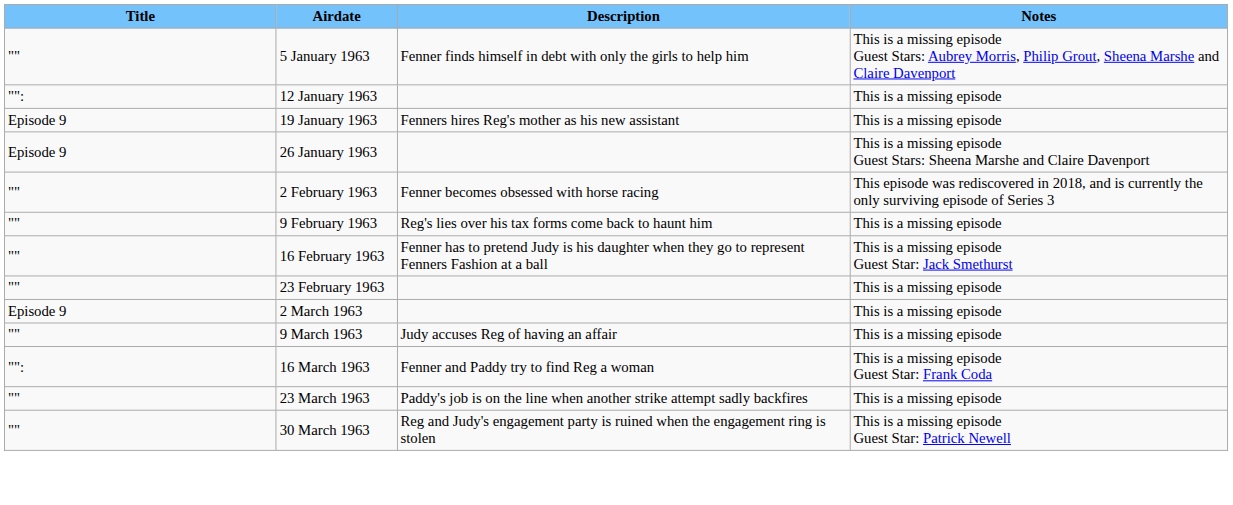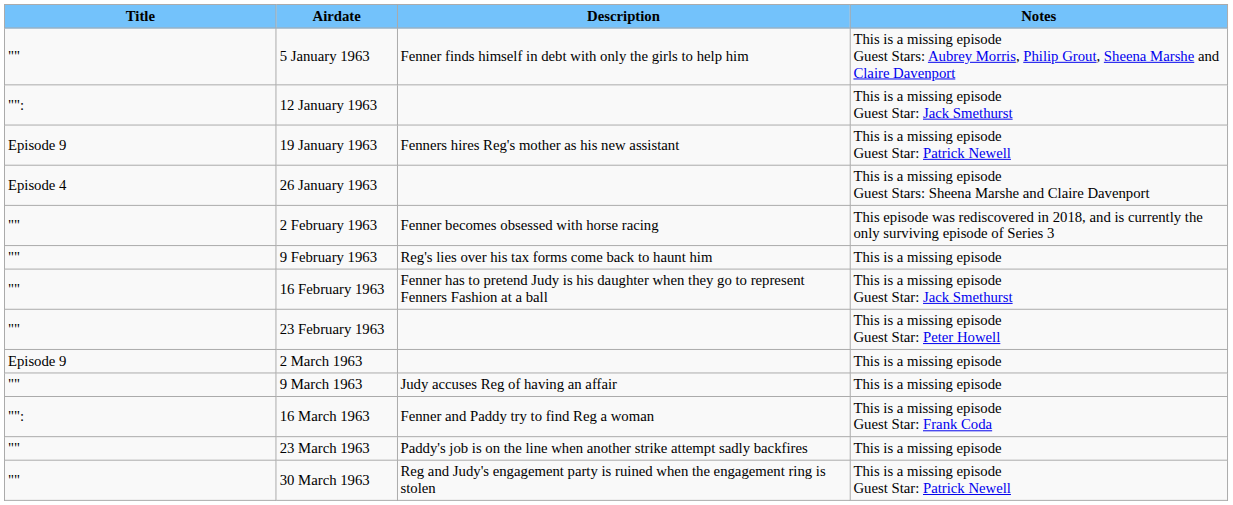(927, 96) This is a missing episode -> (933, 104) This is a missing episode Guest Star: Jack Smethurst
(927, 120) This is a missing episode -> (932, 145) This is a missing episode Guest Star: Patrick Newell
(37, 152) Episode 9 -> (37, 185) Episode 4
(927, 287) This is a missing episode -> (927, 329) This is a missing episode Guest Star: Peter Howell
